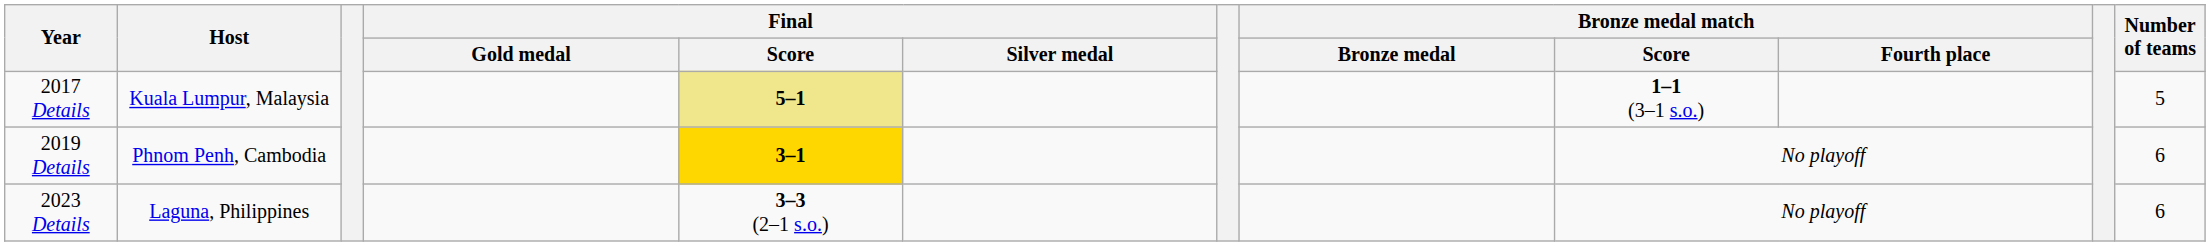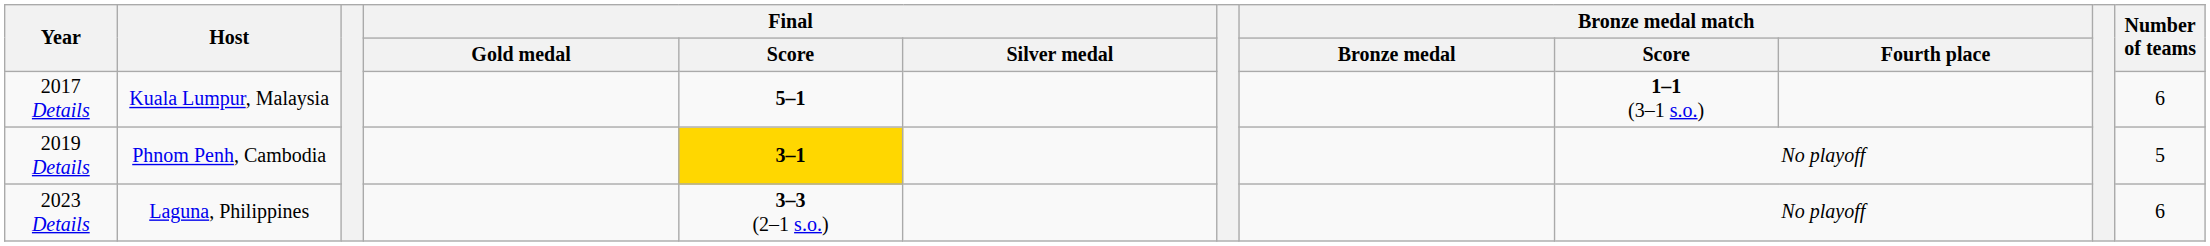(791, 99) khaki background -> (791, 99) no background
(2160, 99) 5 -> (2160, 99) 6
(2160, 155) 6 -> (2160, 155) 5
